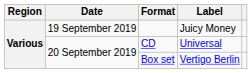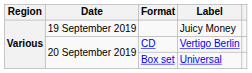(201, 44) Universal -> (210, 44) Vertigo Berlin
(210, 60) Vertigo Berlin -> (201, 60) Universal
